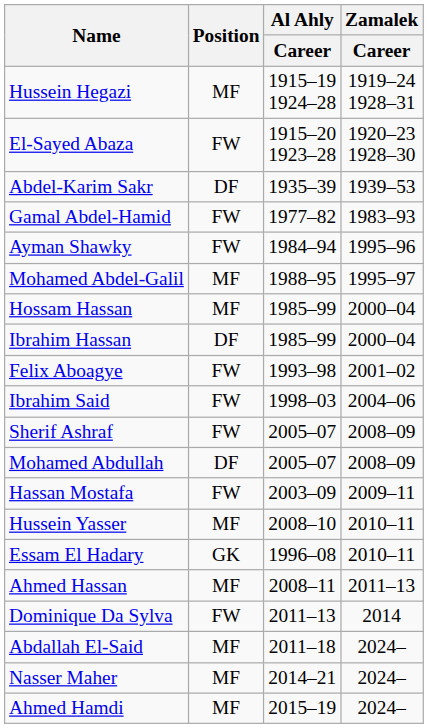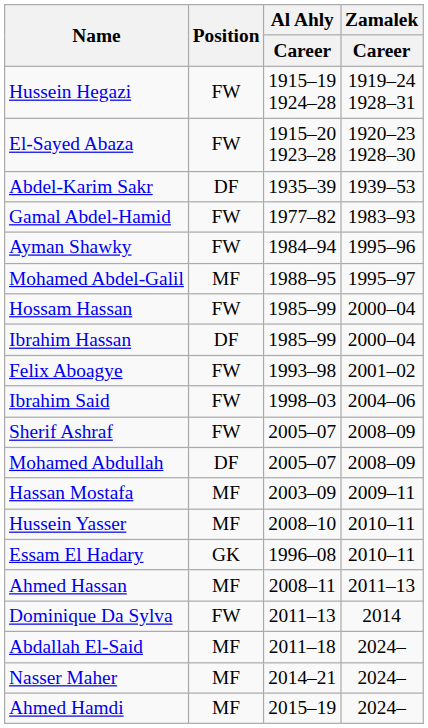(226, 92) MF -> (226, 92) FW
(226, 309) MF -> (226, 309) FW
(226, 493) FW -> (226, 493) MF
